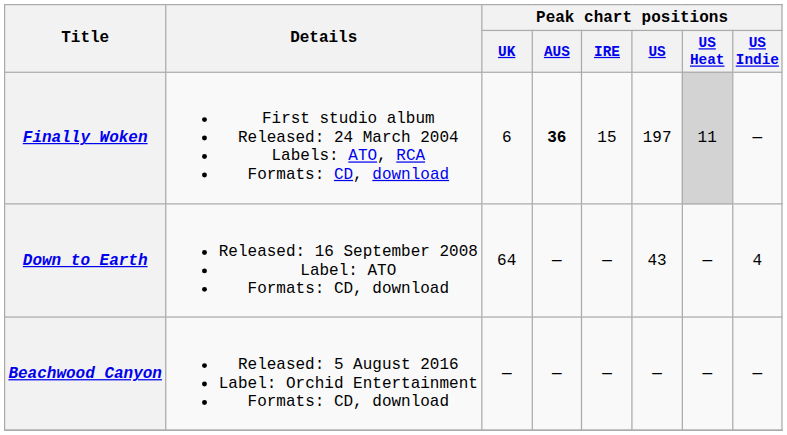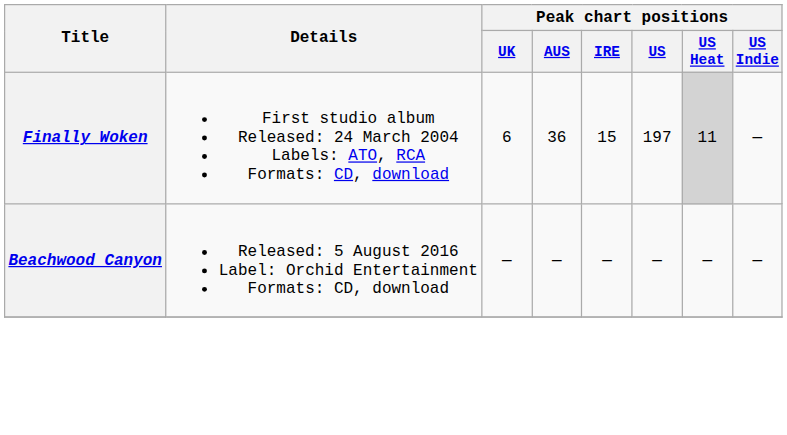(557, 138) bold -> (557, 138) normal
- row: (85, 261)
